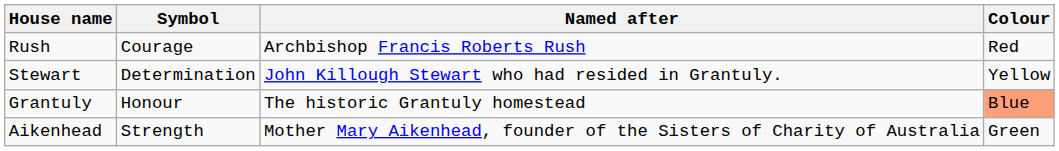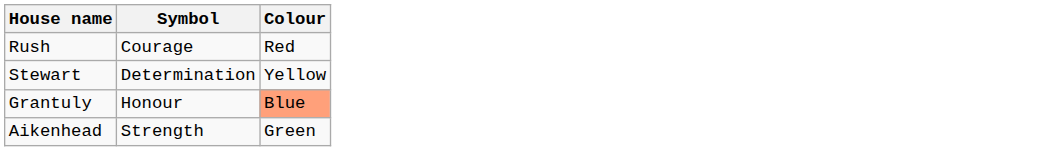- column: (622, 19)
